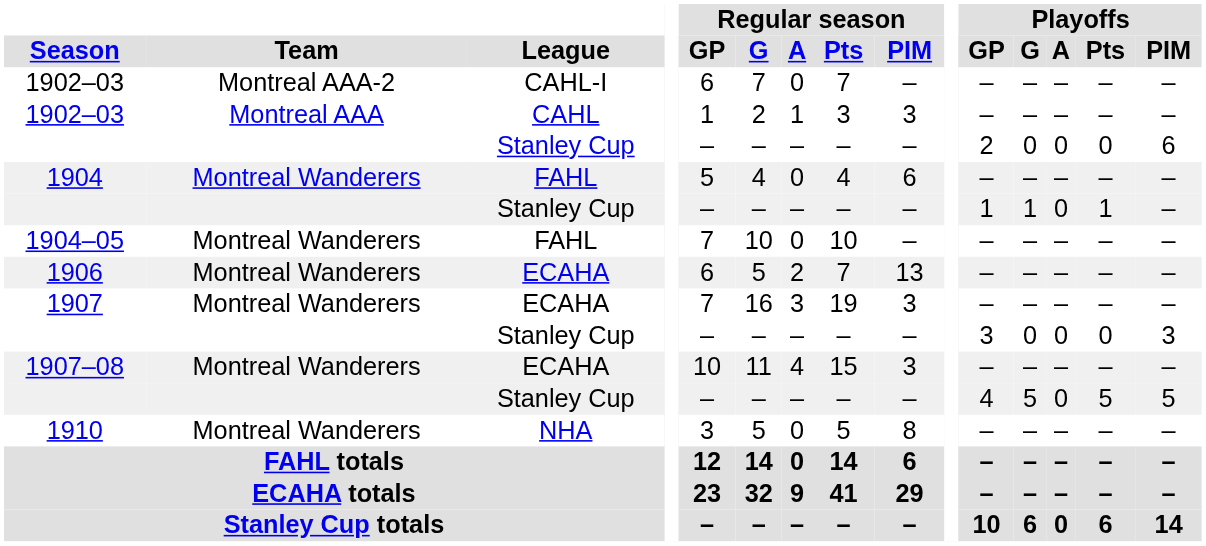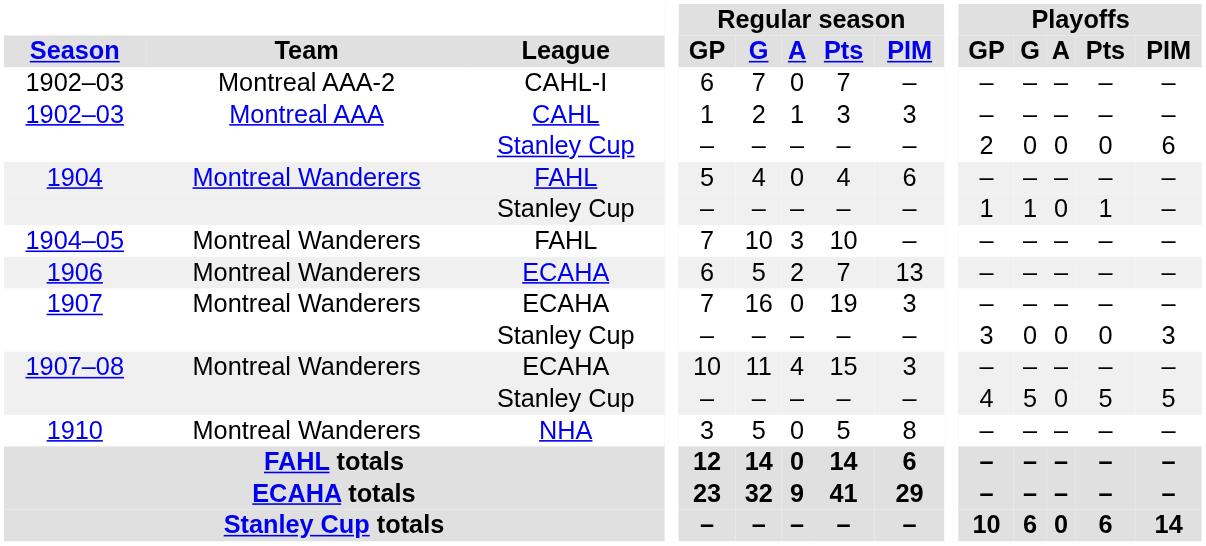(797, 240) 0 -> (797, 240) 3
(797, 303) 3 -> (797, 303) 0
